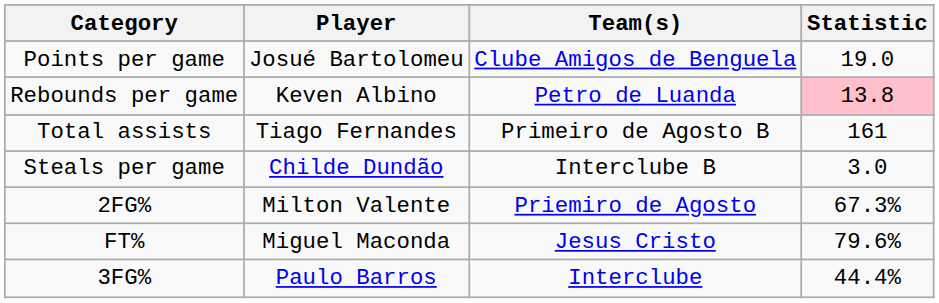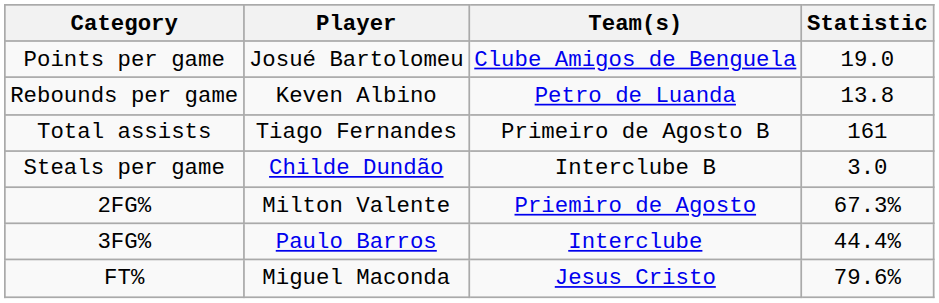(867, 96) pink background -> (867, 96) no background
rows swapped: (124, 242) <-> (124, 278)
